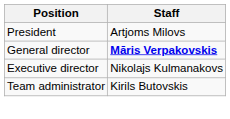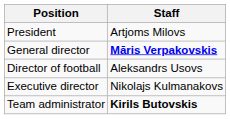+ row: (54, 68)
(149, 86) normal -> (154, 104) bold
